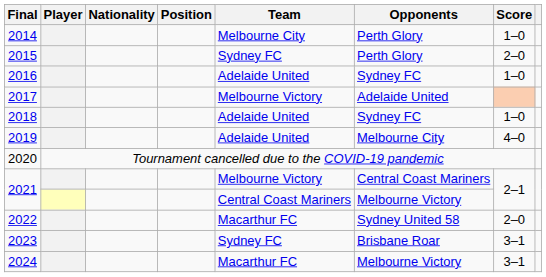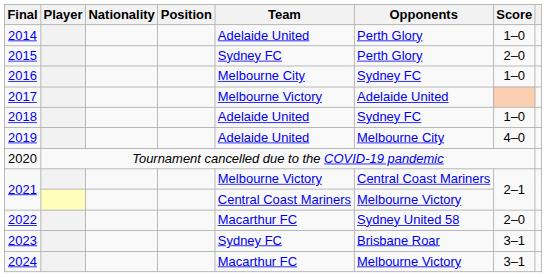(261, 35) Melbourne City -> (264, 35) Adelaide United
(264, 76) Adelaide United -> (261, 76) Melbourne City
